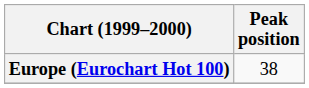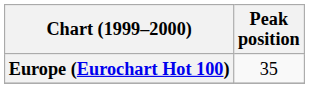(269, 68) 38 -> (269, 68) 35
